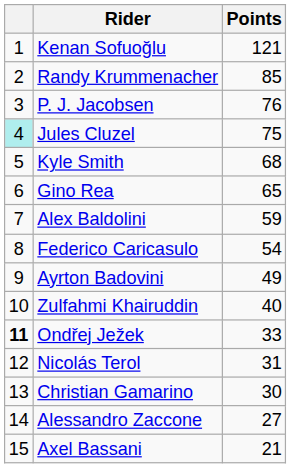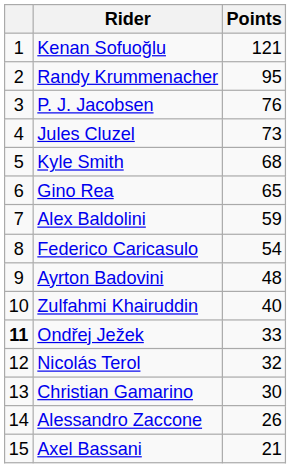(272, 76) 85 -> (272, 76) 95
(19, 134) paleturquoise background -> (19, 134) no background
(272, 134) 75 -> (272, 134) 73
(272, 277) 49 -> (272, 277) 48
(272, 363) 31 -> (272, 363) 32
(272, 420) 27 -> (272, 420) 26
